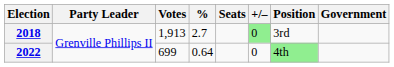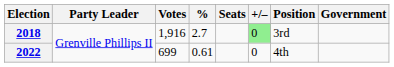(172, 33) 1,913 -> (172, 33) 1,916
(202, 52) 0.64 -> (202, 52) 0.61
(281, 52) lightgreen background -> (281, 52) no background
